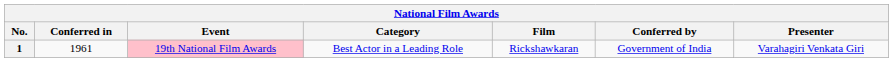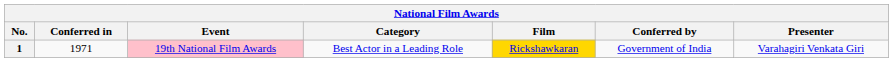(81, 48) 1961 -> (81, 48) 1971
(544, 48) no background -> (544, 48) gold background
